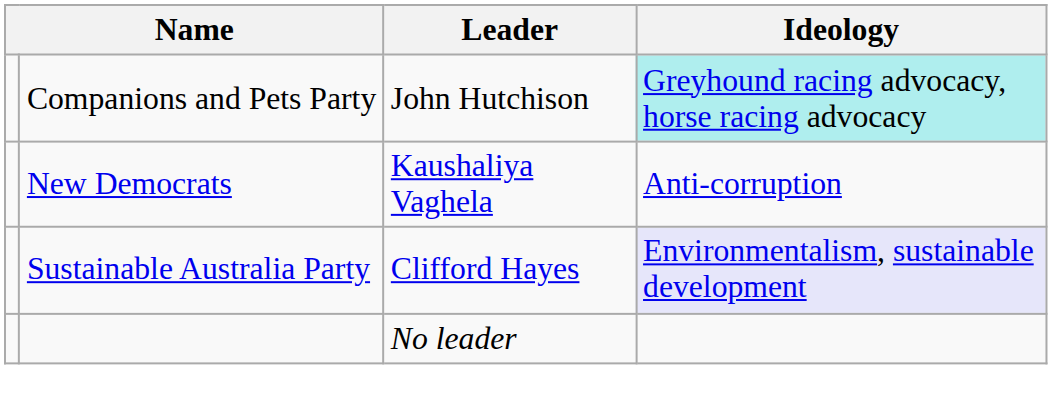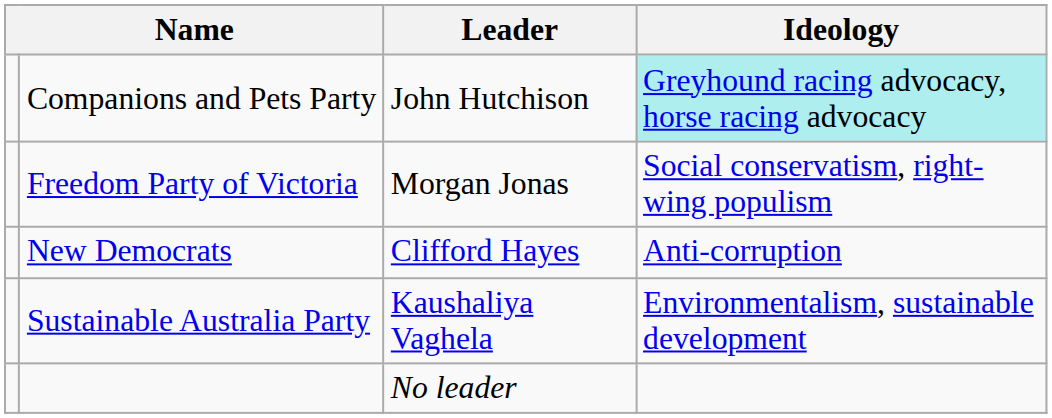+ row: (192, 183)
(462, 183) Kaushaliya Vaghela -> (485, 251) Clifford Hayes
(485, 269) Clifford Hayes -> (462, 319) Kaushaliya Vaghela
(838, 269) lavender background -> (838, 319) no background
